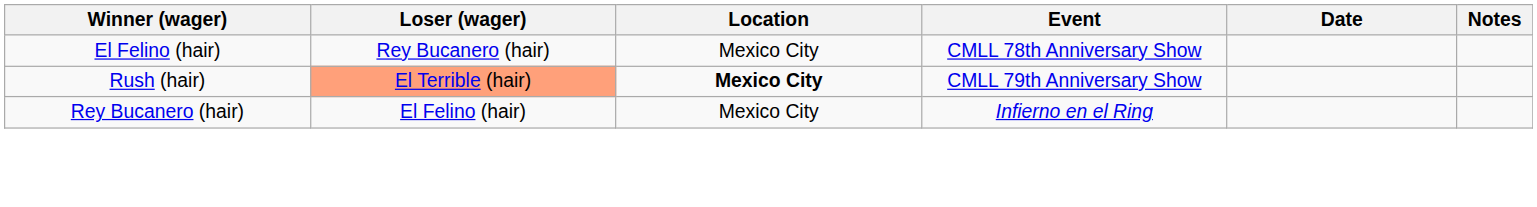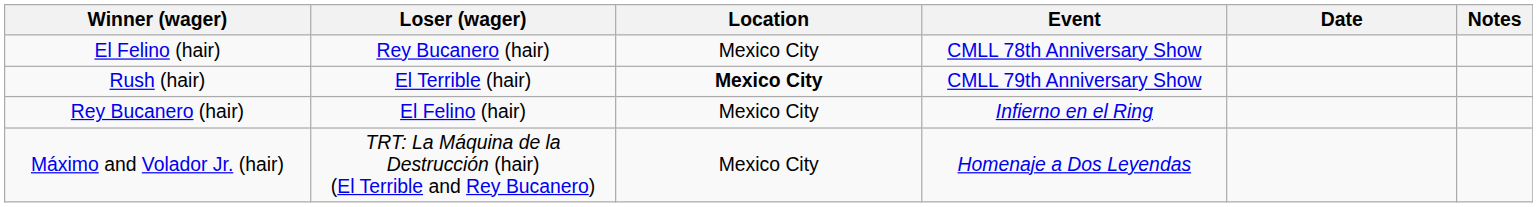(463, 81) lightsalmon background -> (463, 81) no background
+ row: (157, 164)
